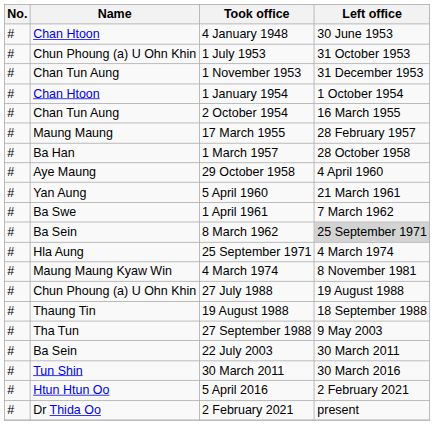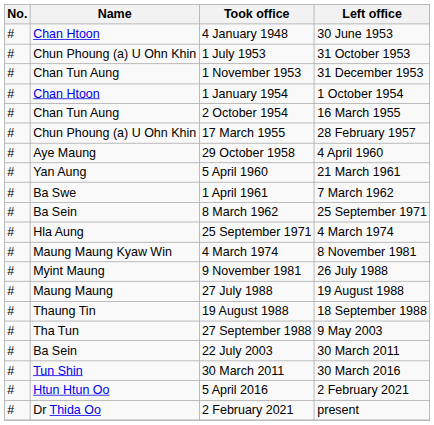(73, 133) Maung Maung -> (115, 133) Chun Phoung (a) U Ohn Khin
- row: (240, 152)
(372, 232) lightgrey background -> (372, 212) no background
+ row: (252, 271)
(115, 291) Chun Phoung (a) U Ohn Khin -> (73, 291) Maung Maung
